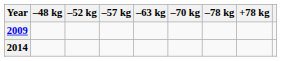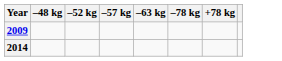- column: (185, 13)
